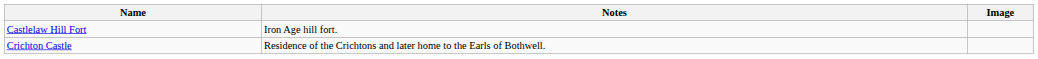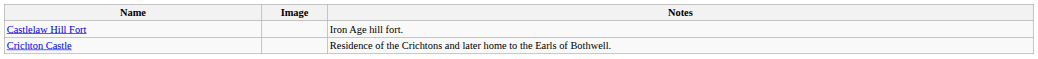columns swapped: (1000, 12) <-> (614, 12)
